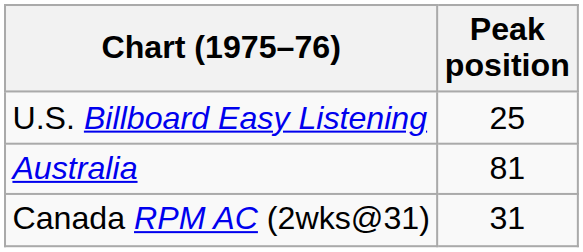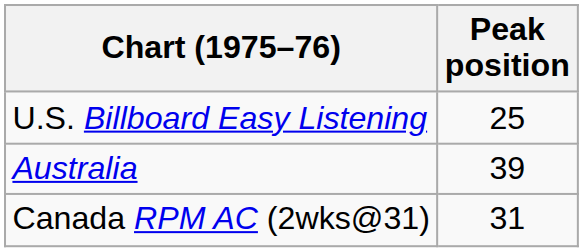(507, 168) 81 -> (507, 168) 39
